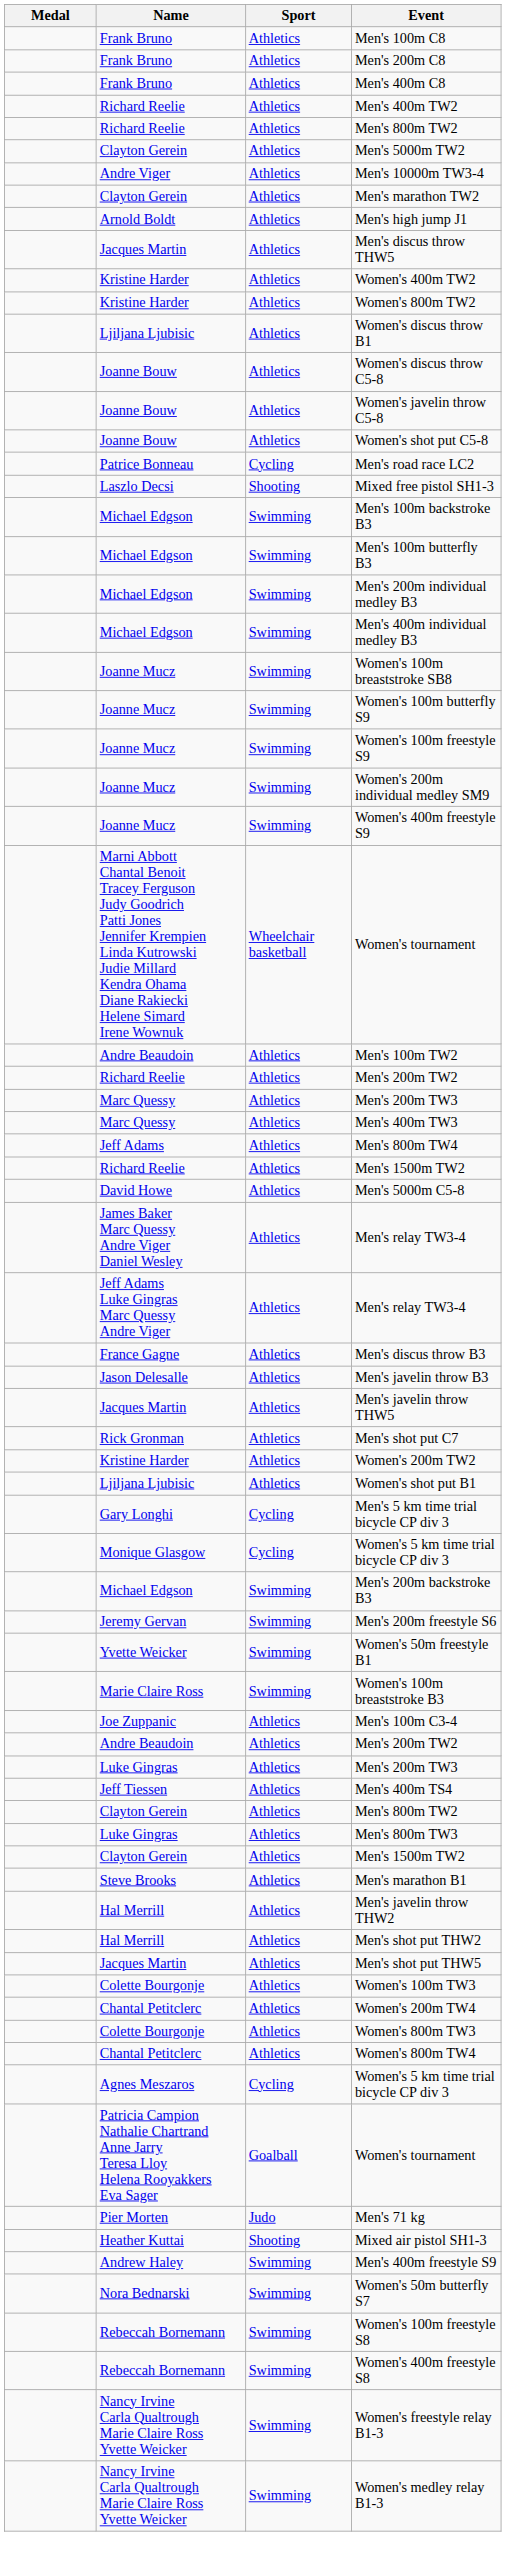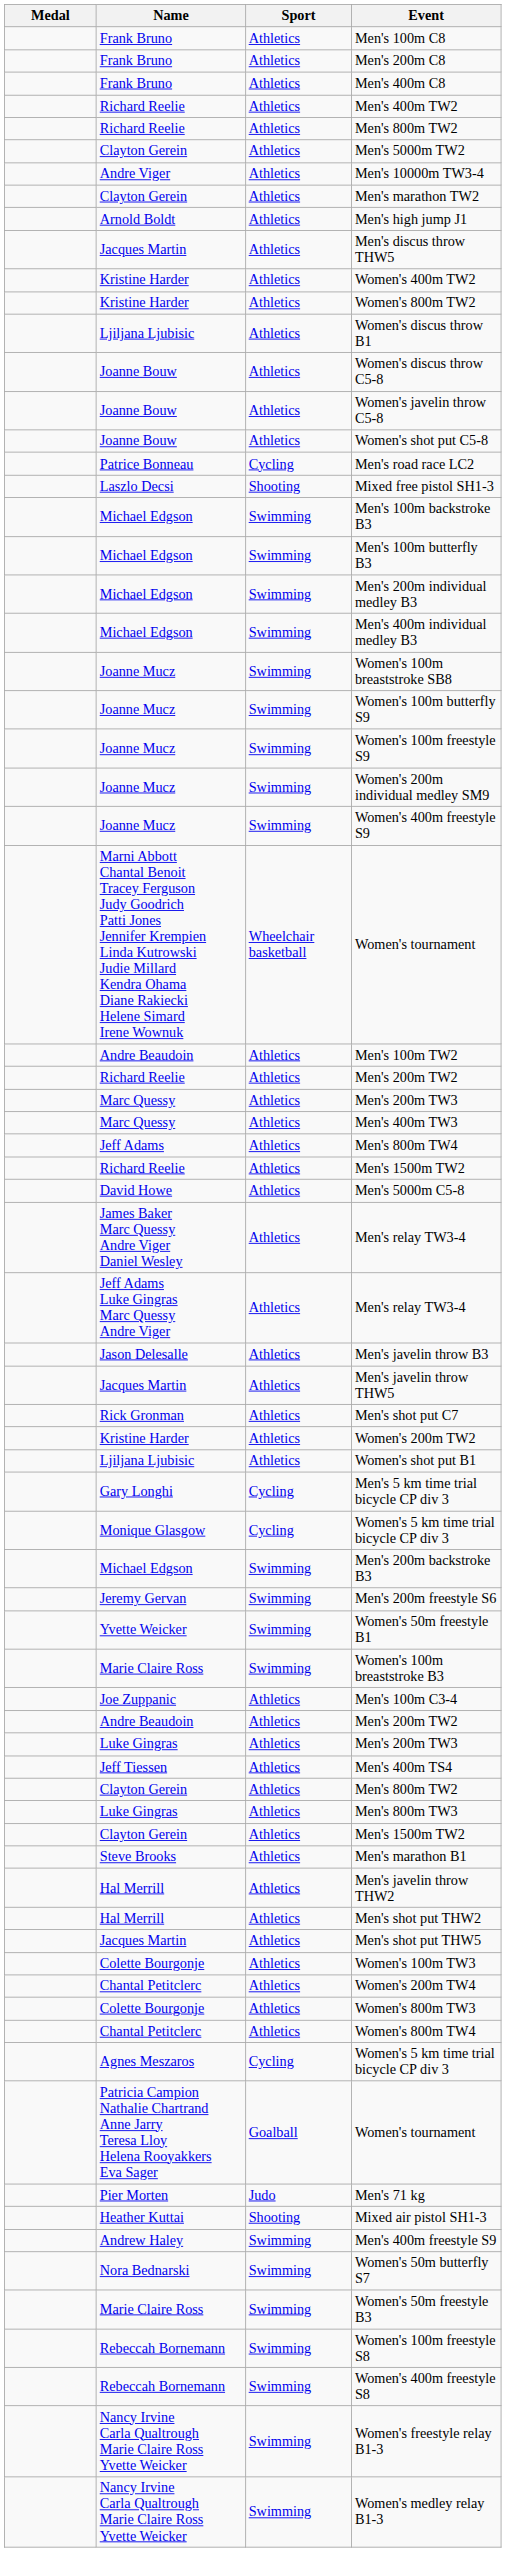- row: (139, 1354)
+ row: (152, 2309)
